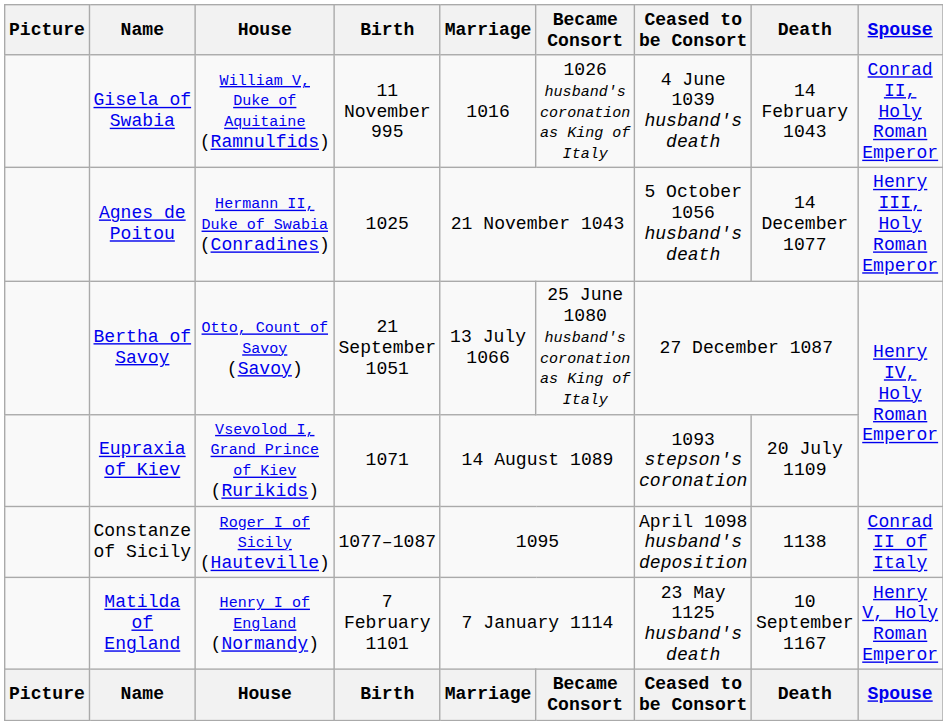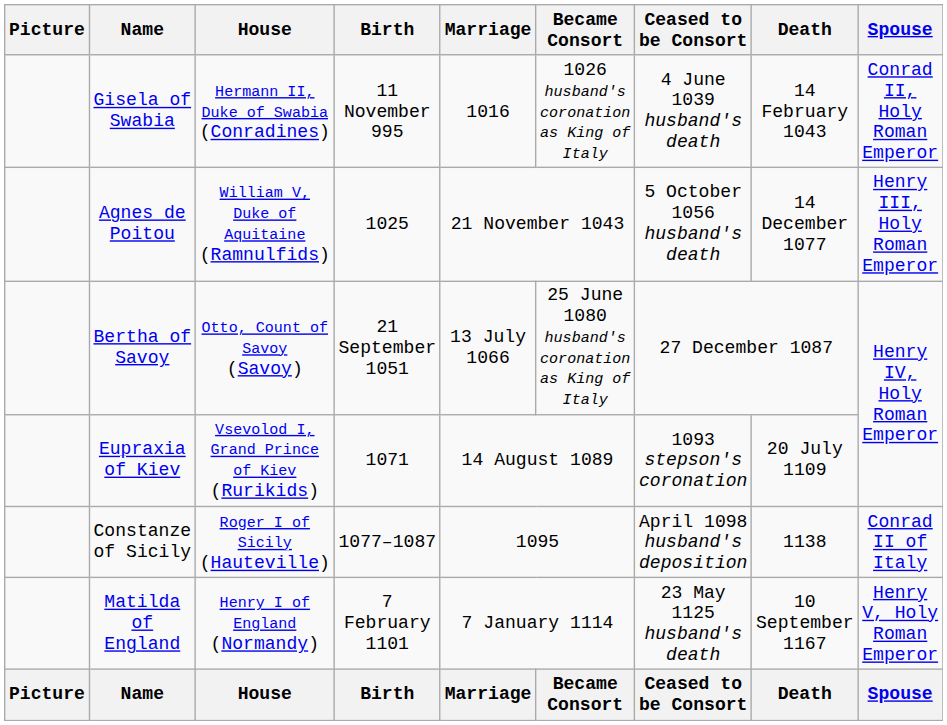(265, 113) William V, Duke of Aquitaine (Ramnulfids) -> (265, 113) Hermann II, Duke of Swabia (Conradines)
(265, 226) Hermann II, Duke of Swabia (Conradines) -> (265, 226) William V, Duke of Aquitaine (Ramnulfids)
